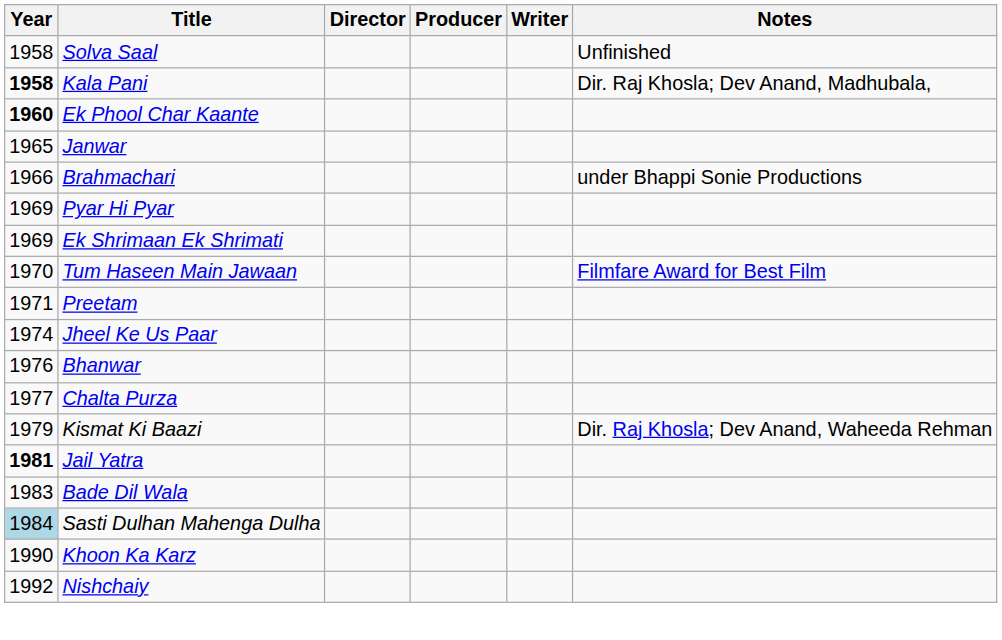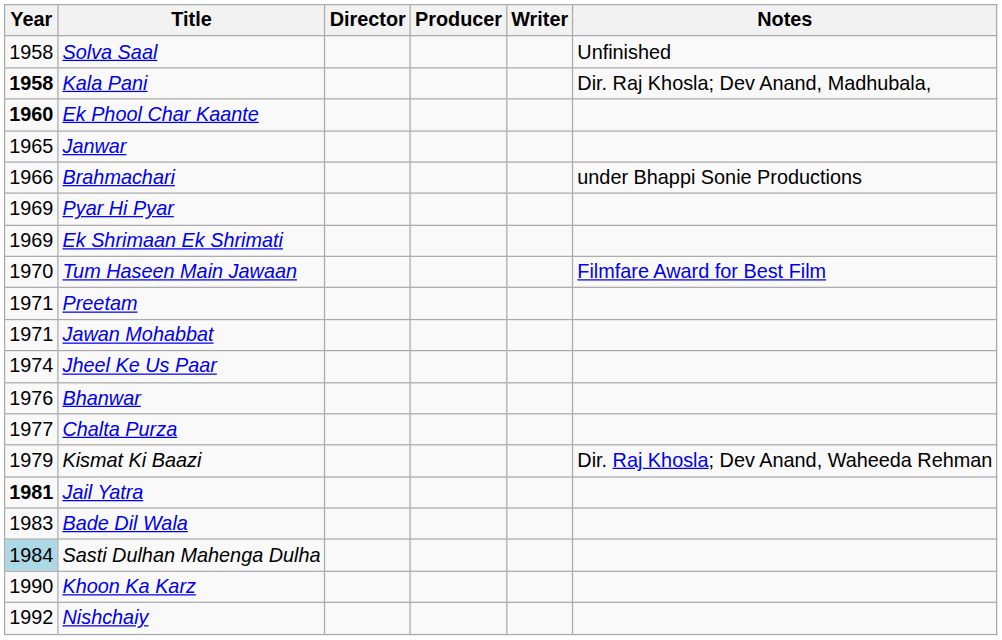+ row: (138, 334)
